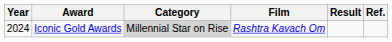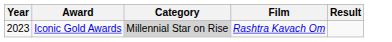- column: (376, 12)
(18, 28) 2024 -> (18, 28) 2023
